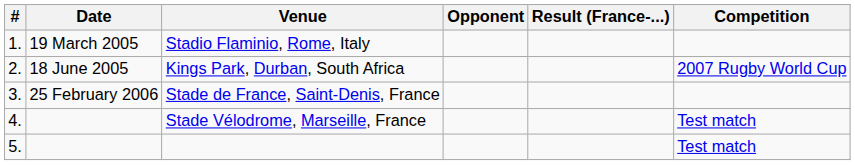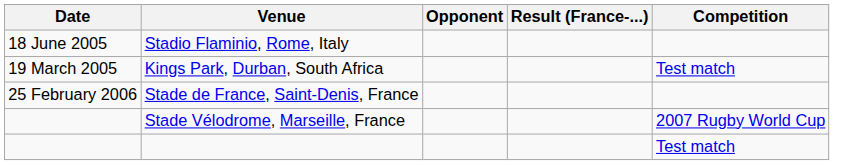- column: (15, 17)
(84, 43) 19 March 2005 -> (58, 43) 18 June 2005
(79, 69) 18 June 2005 -> (63, 69) 19 March 2005
(762, 69) 2007 Rugby World Cup -> (696, 69) Test match
(717, 120) Test match -> (741, 120) 2007 Rugby World Cup
